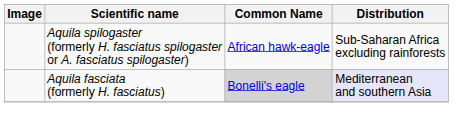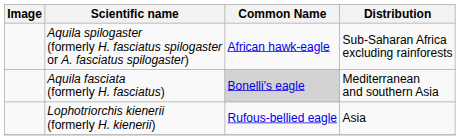(383, 85) lavender background -> (391, 85) no background
+ row: (106, 118)
